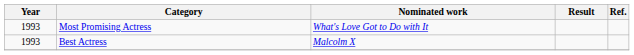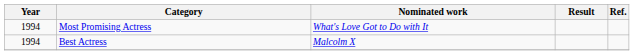(31, 27) 1993 -> (31, 27) 1994
(31, 42) 1993 -> (31, 42) 1994
